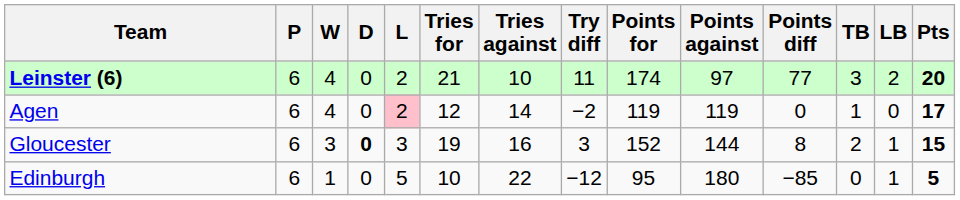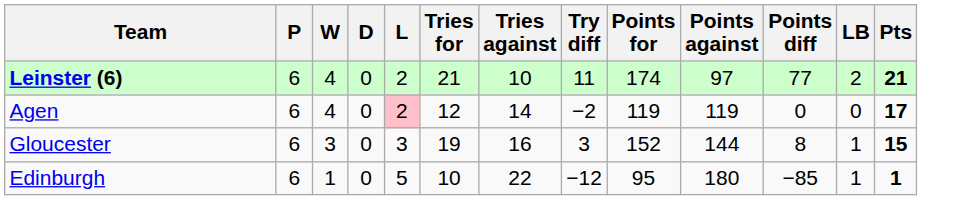- column: (856, 32)
(933, 77) 20 -> (896, 77) 21
(366, 144) bold -> (366, 144) normal
(933, 177) 5 -> (896, 177) 1
